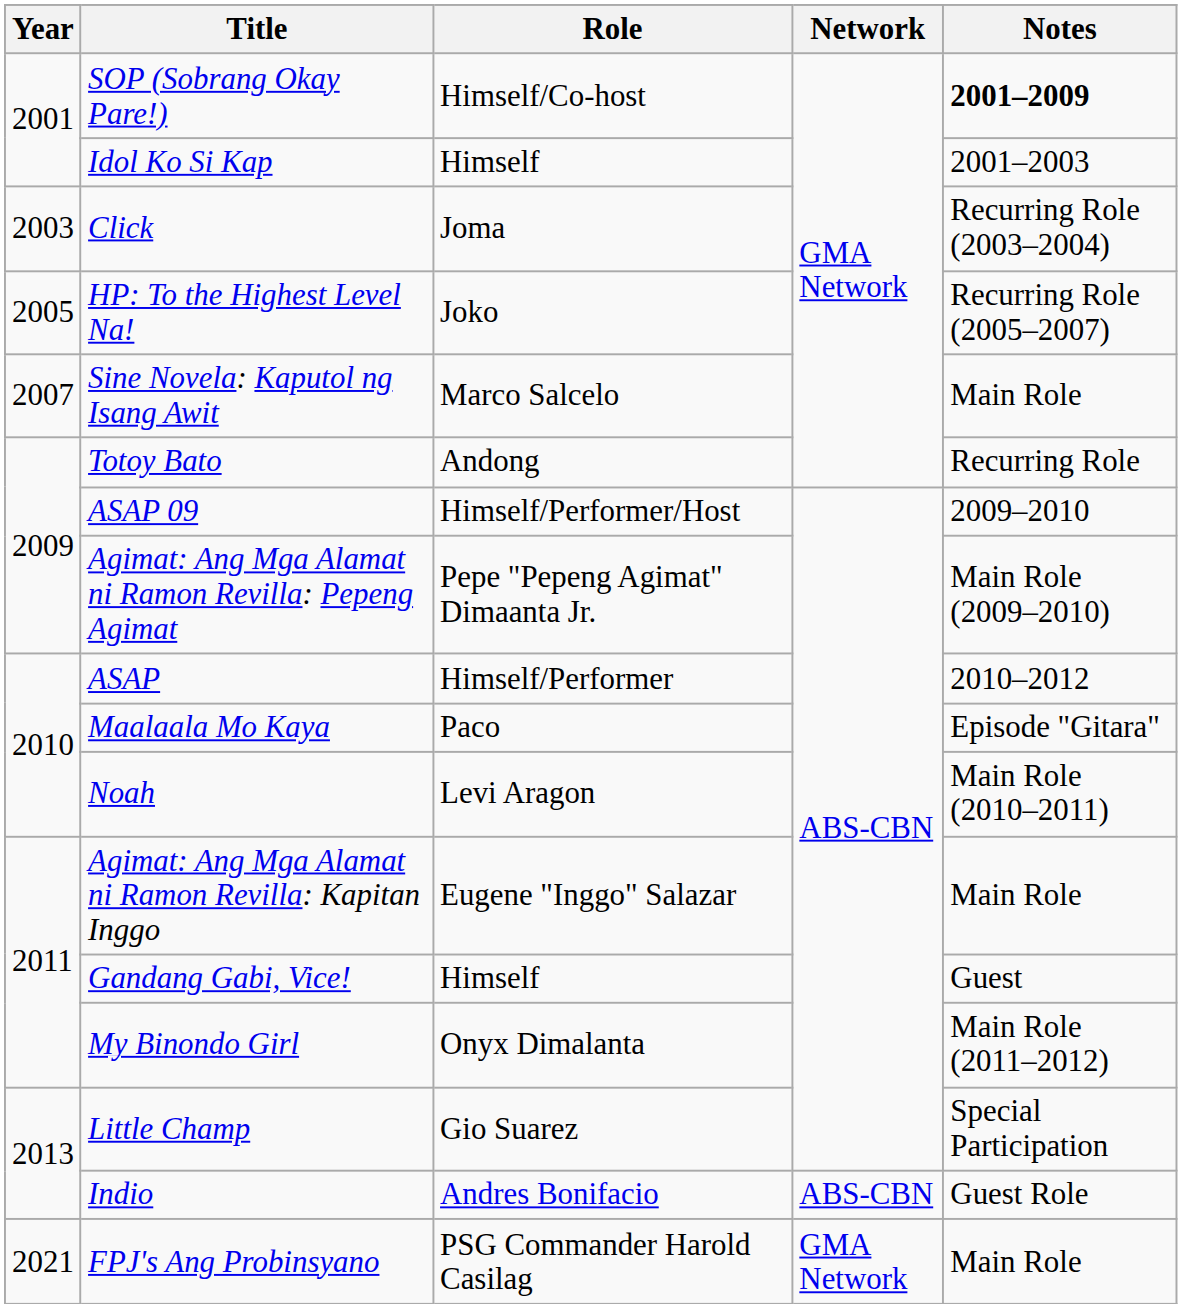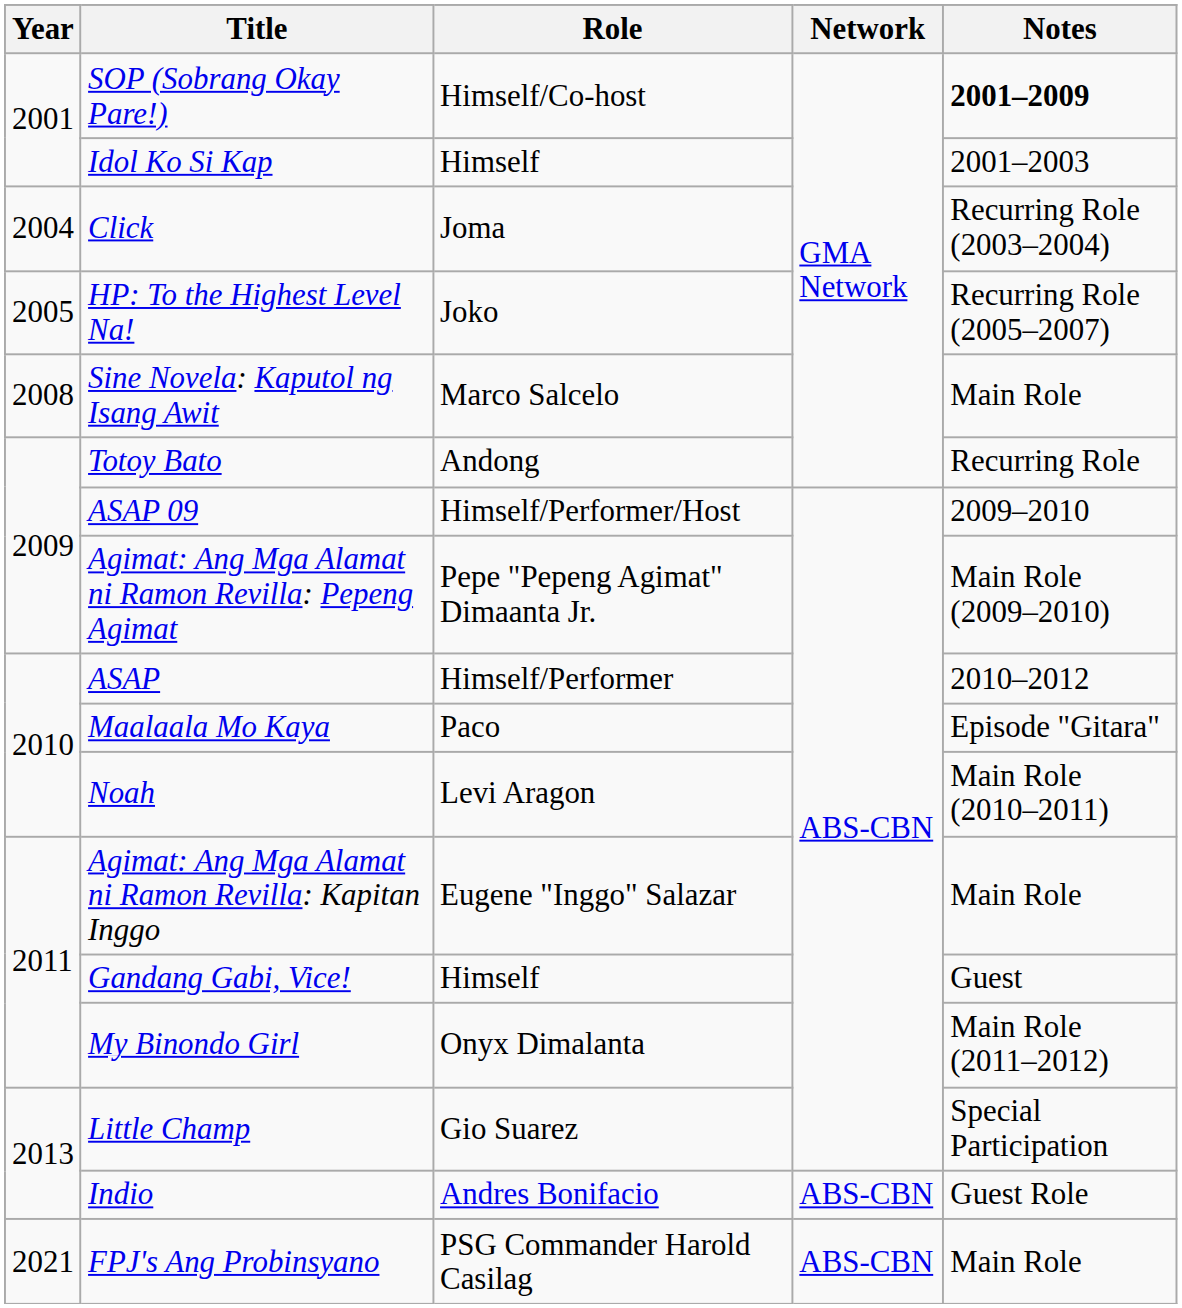(43, 228) 2003 -> (43, 228) 2004
(43, 395) 2007 -> (43, 395) 2008
(853, 1261) GMA Network -> (866, 1261) ABS-CBN
